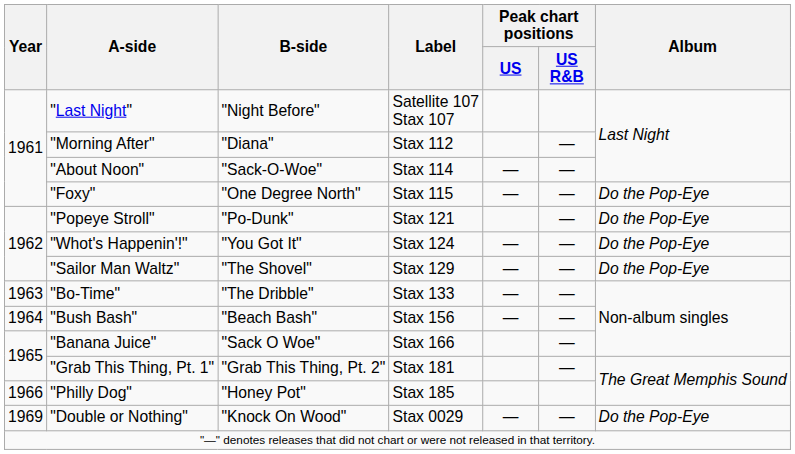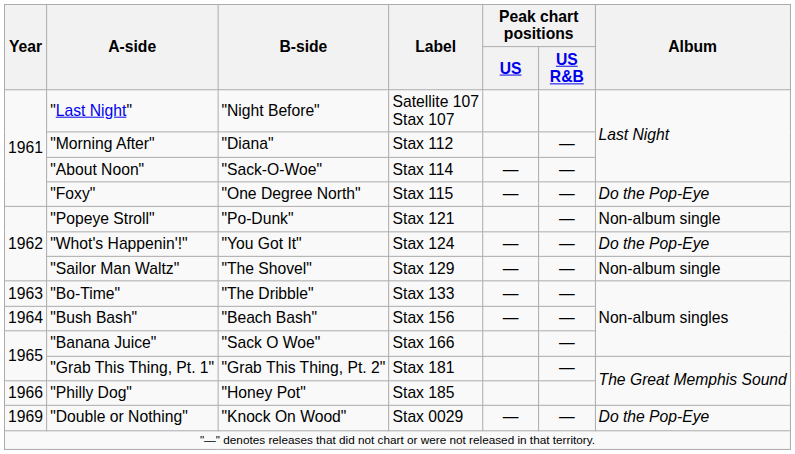(654, 219) Do the Pop-Eye -> (660, 219) Non-album single
(654, 268) Do the Pop-Eye -> (660, 268) Non-album single
